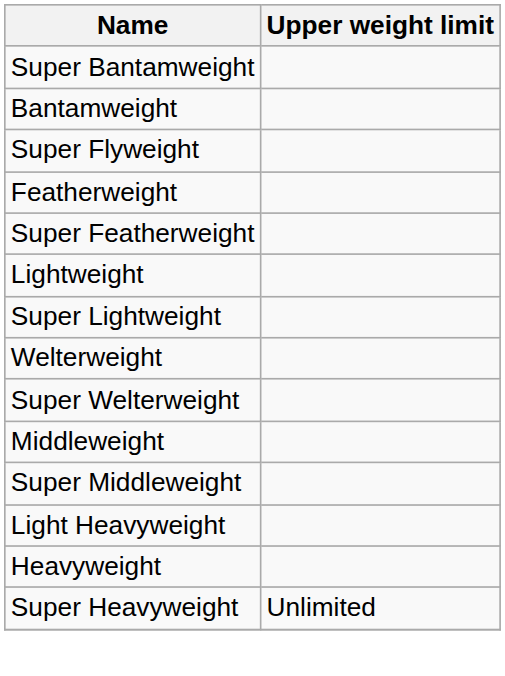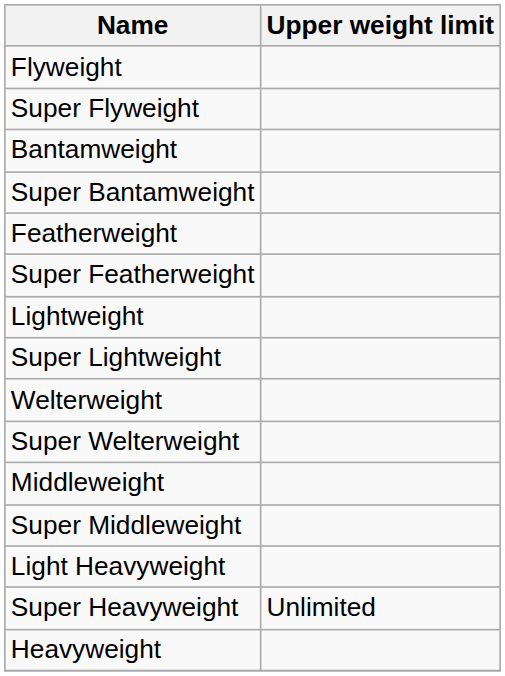+ row: (66, 66)
rows swapped: (105, 150) <-> (133, 66)
rows swapped: (86, 566) <-> (125, 607)
